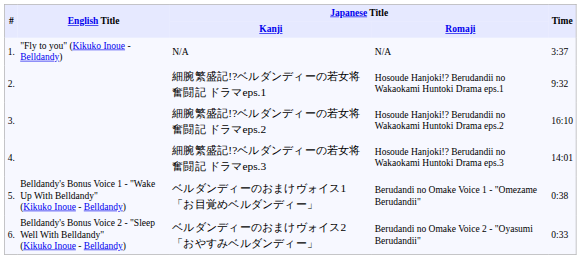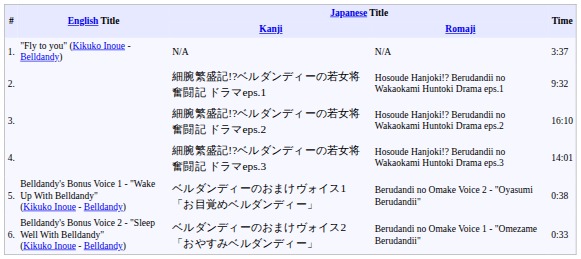(456, 195) Berudandi no Omake Voice 1 - "Omezame Berudandii" -> (454, 195) Berudandi no Omake Voice 2 - "Oyasumi Berudandii"
(454, 234) Berudandi no Omake Voice 2 - "Oyasumi Berudandii" -> (456, 234) Berudandi no Omake Voice 1 - "Omezame Berudandii"
